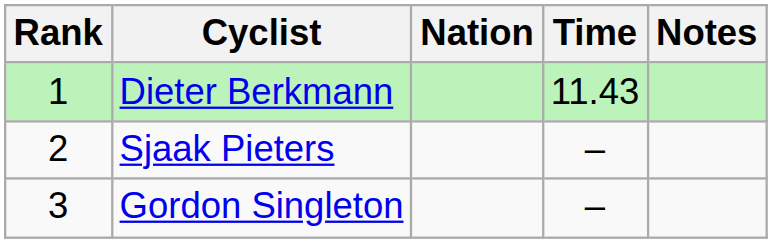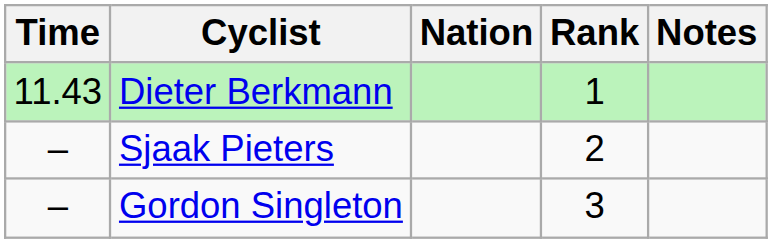columns swapped: (58, 33) <-> (595, 33)
